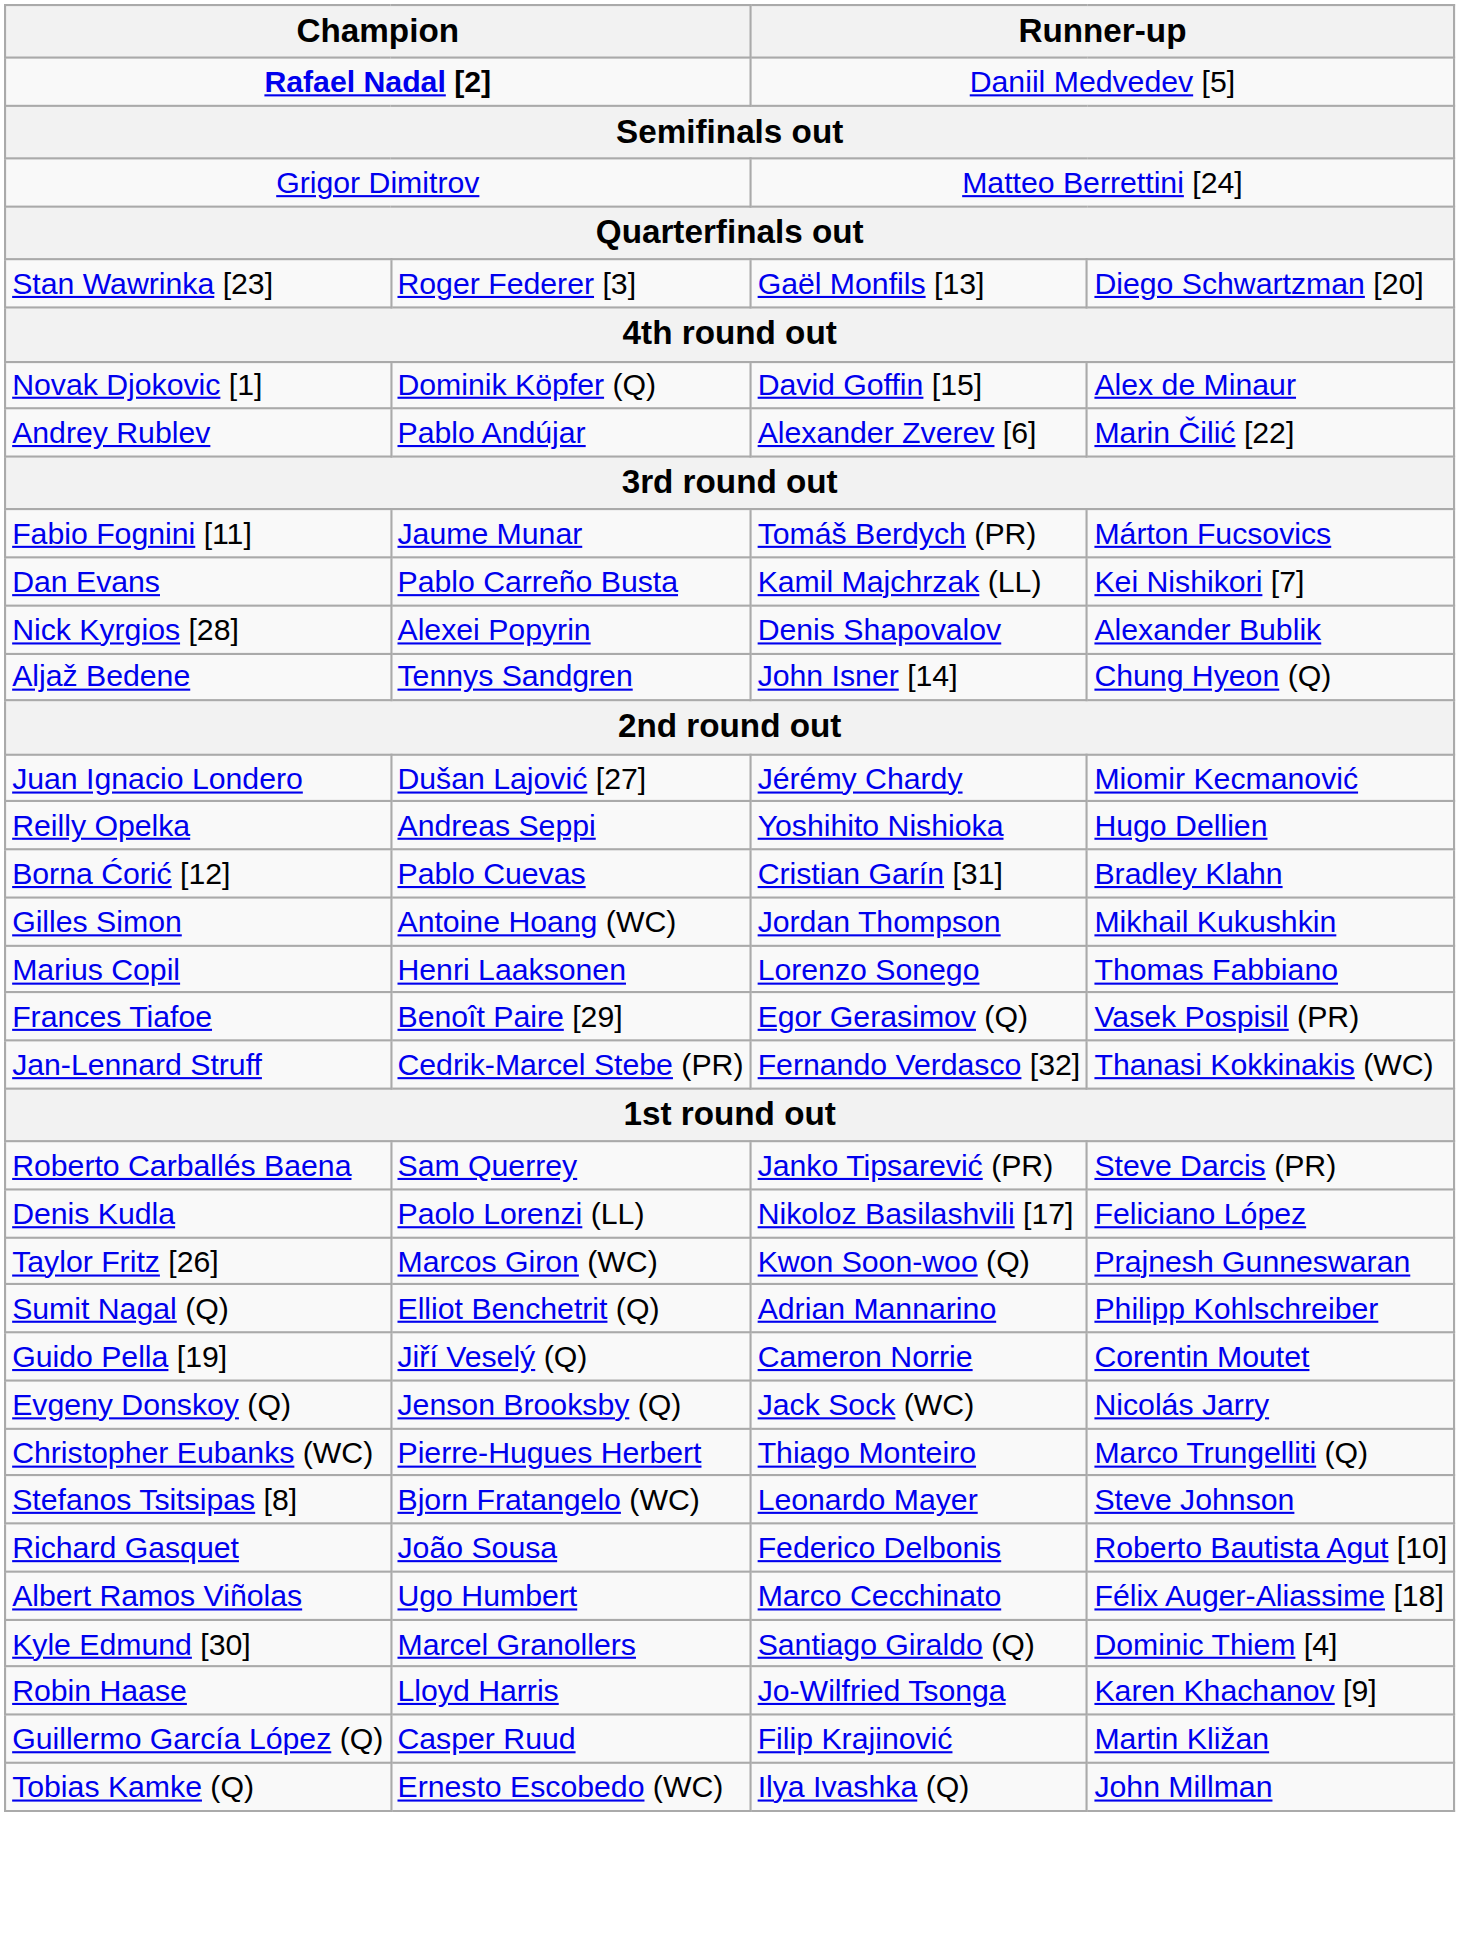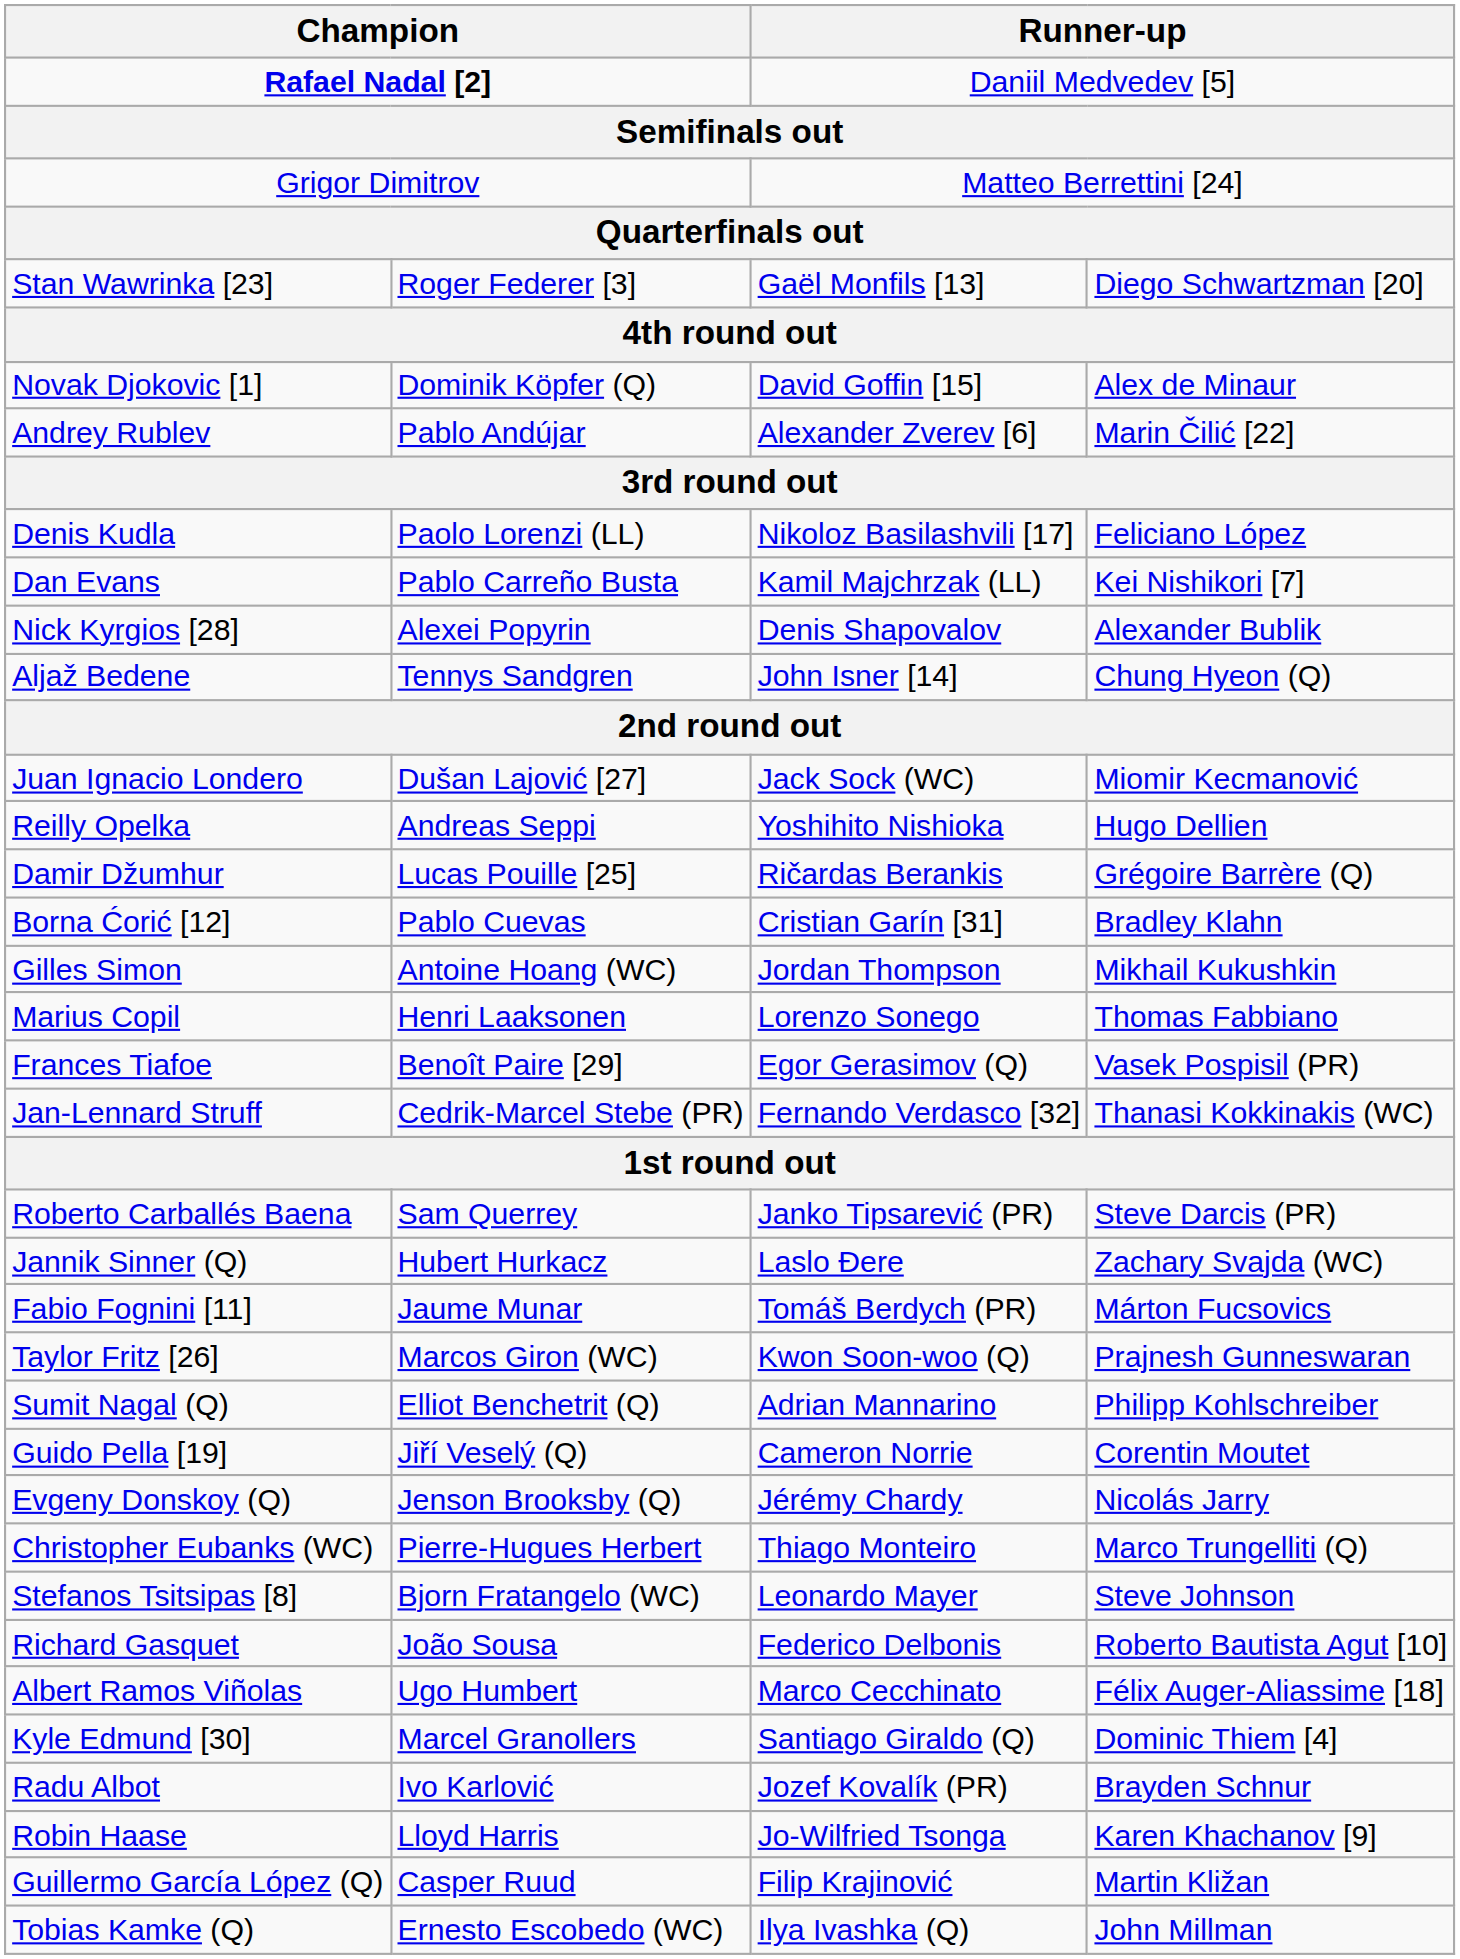rows swapped: (94, 1214) <-> (132, 534)
(860, 778) Jérémy Chardy -> (866, 778) Jack Sock (WC)
+ row: (118, 874)
+ row: (130, 1261)
(866, 1405) Jack Sock (WC) -> (860, 1500) Jérémy Chardy
+ row: (86, 1787)
